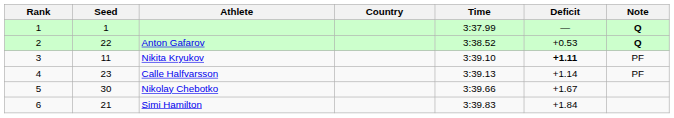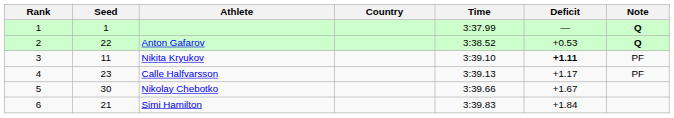(565, 74) +1.14 -> (565, 74) +1.17
